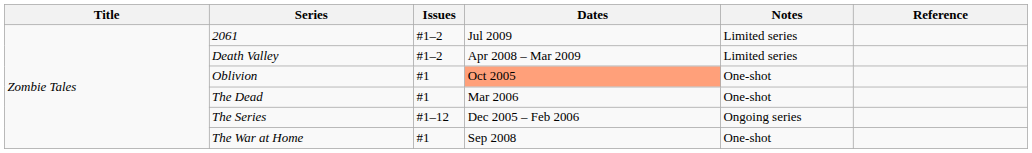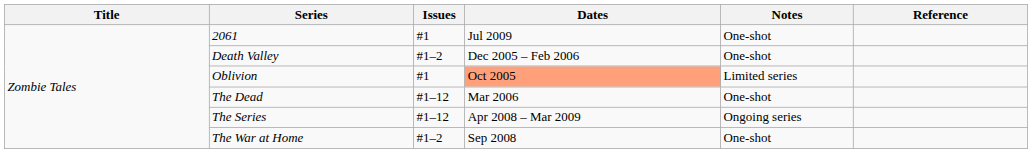(430, 35) #1–2 -> (423, 35) #1
(760, 35) Limited series -> (747, 35) One-shot
(524, 55) Apr 2008 – Mar 2009 -> (524, 55) Dec 2005 – Feb 2006
(760, 55) Limited series -> (747, 55) One-shot
(747, 76) One-shot -> (760, 76) Limited series
(423, 96) #1 -> (433, 96) #1–12
(524, 117) Dec 2005 – Feb 2006 -> (524, 117) Apr 2008 – Mar 2009
(423, 138) #1 -> (430, 138) #1–2
